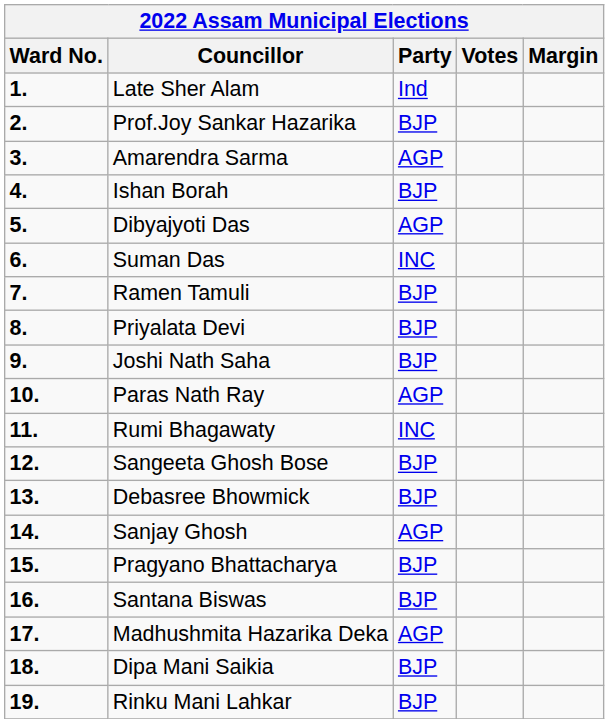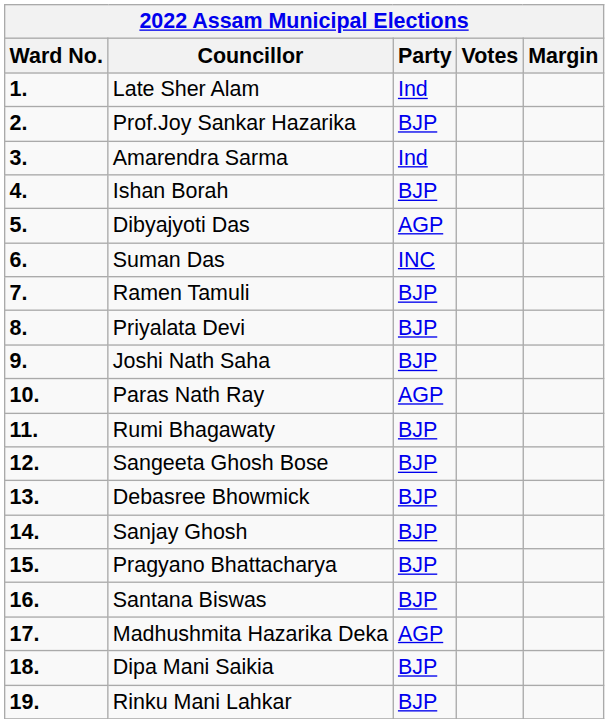(421, 157) AGP -> (413, 157) Ind
(416, 429) INC -> (418, 429) BJP
(421, 531) AGP -> (418, 531) BJP
